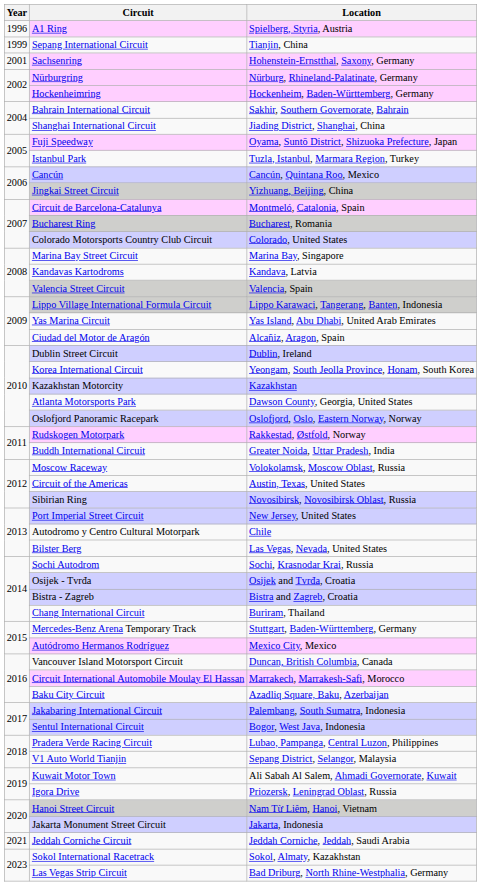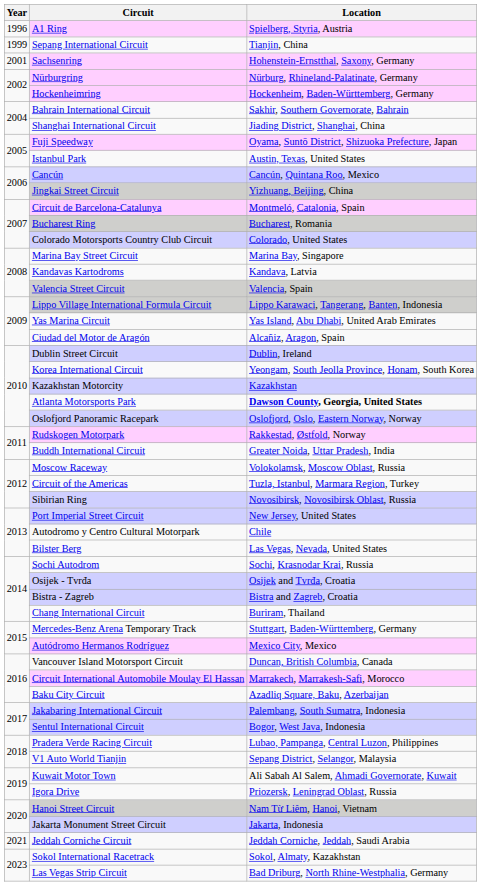(334, 158) Tuzla, Istanbul, Marmara Region, Turkey -> (307, 158) Austin, Texas, United States
(331, 402) normal -> (336, 402) bold
(307, 483) Austin, Texas, United States -> (334, 483) Tuzla, Istanbul, Marmara Region, Turkey
